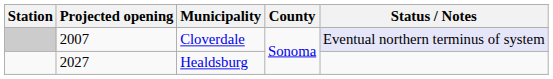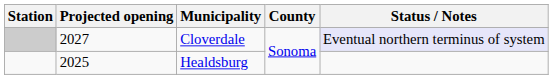(74, 39) 2007 -> (74, 39) 2027
(74, 62) 2027 -> (74, 62) 2025
